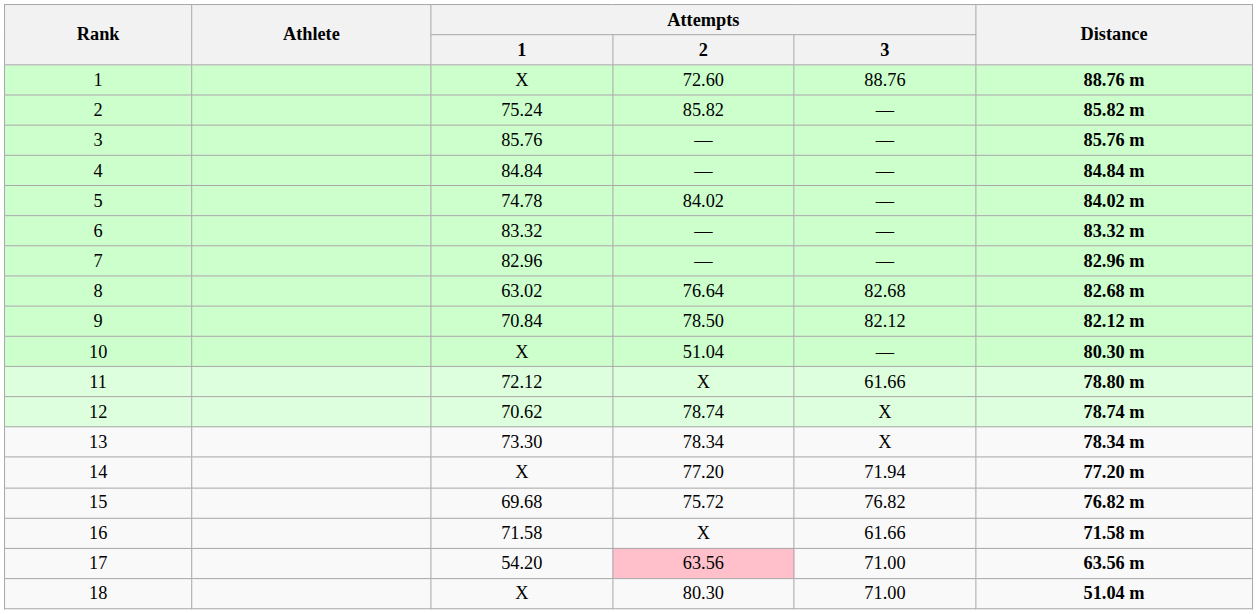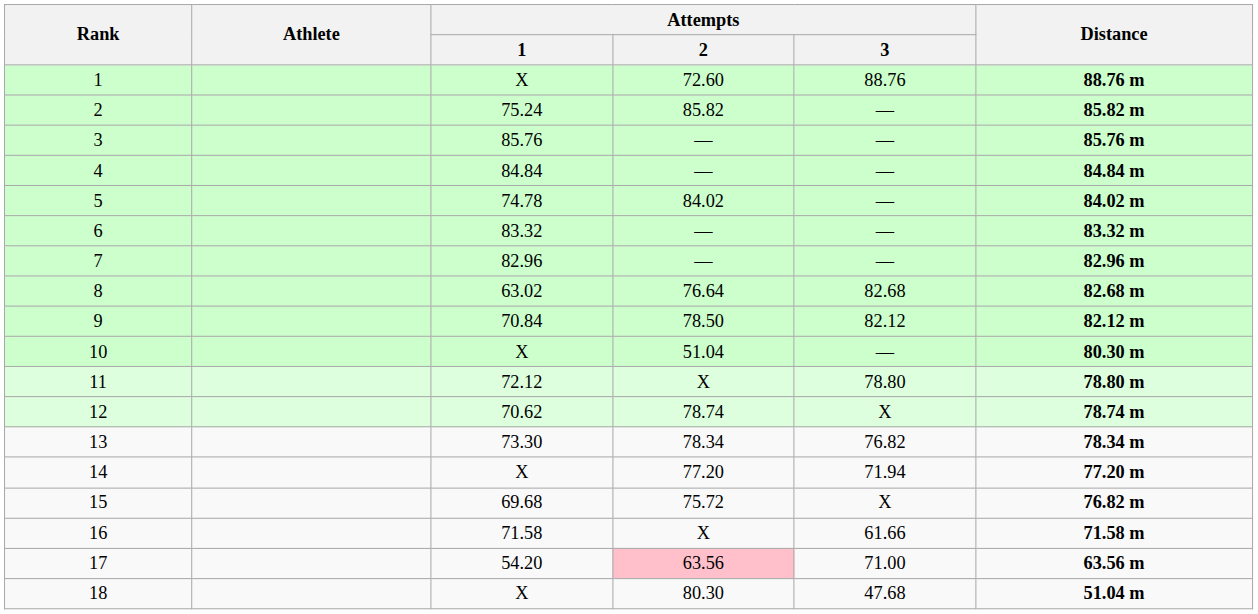(885, 381) 61.66 -> (885, 381) 78.80
(885, 441) X -> (885, 441) 76.82
(885, 502) 76.82 -> (885, 502) X
(885, 592) 71.00 -> (885, 592) 47.68
